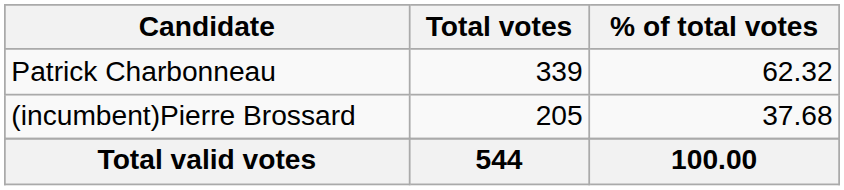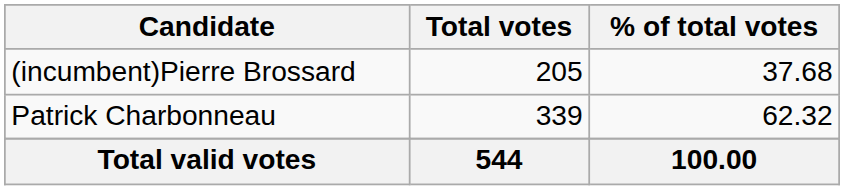rows swapped: (144, 71) <-> (184, 116)
